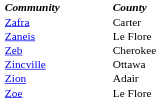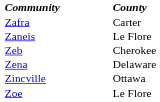+ row: (16, 64)
- row: (16, 78)
